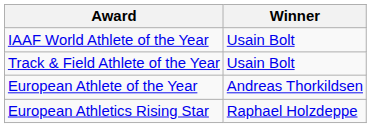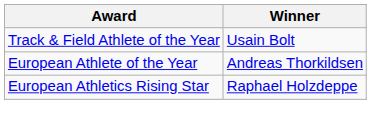- row: (108, 39)
